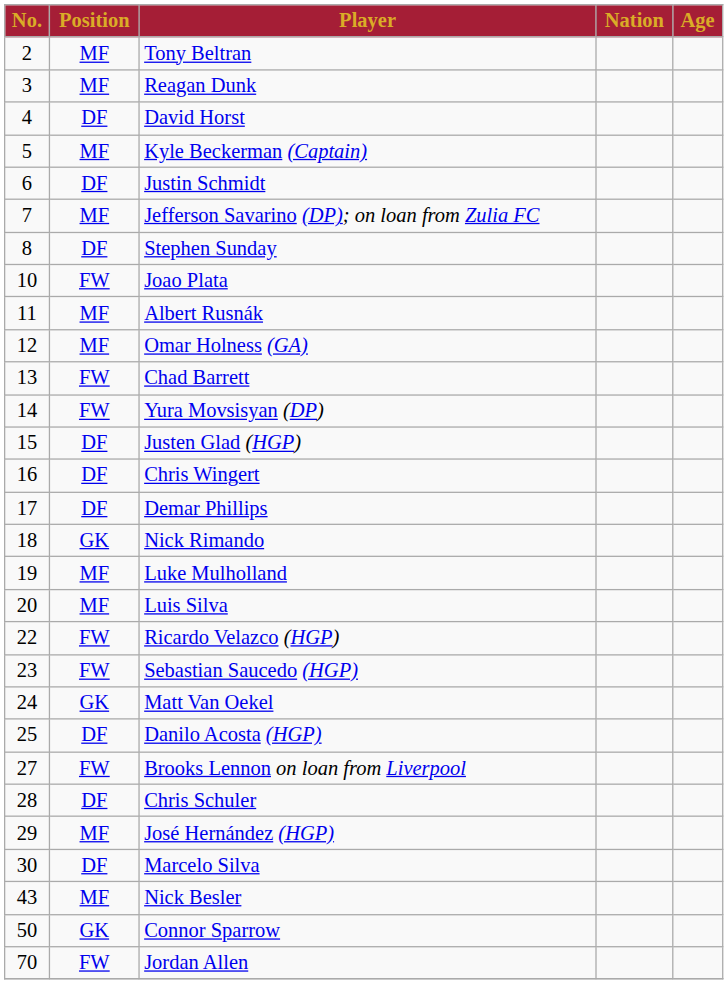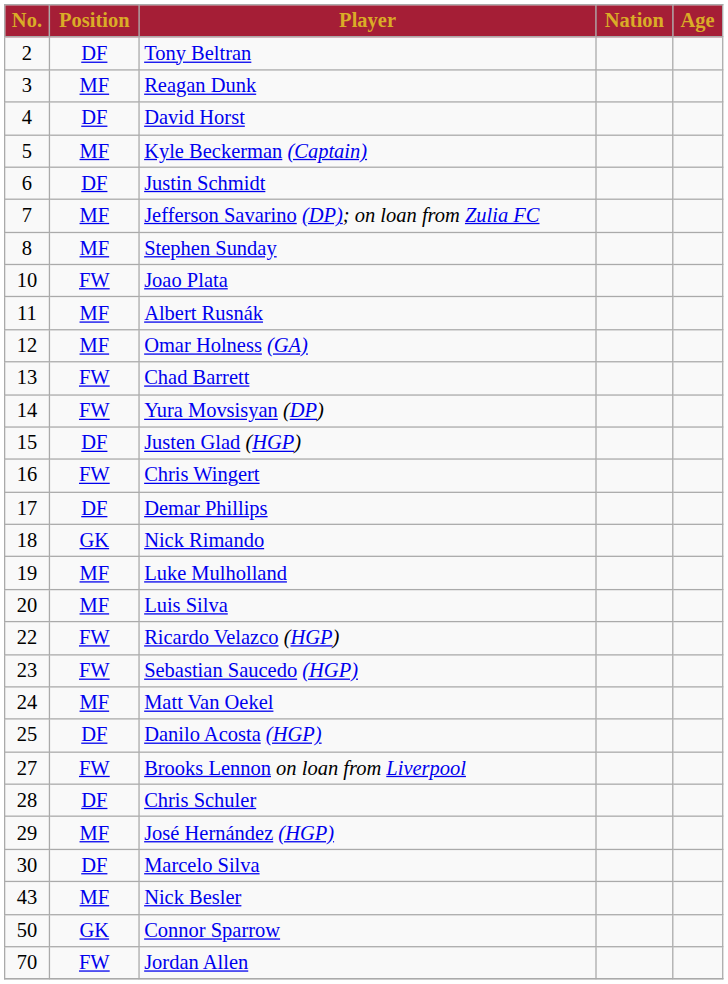(94, 53) MF -> (94, 53) DF
(94, 248) DF -> (94, 248) MF
(94, 475) DF -> (94, 475) FW
(94, 702) GK -> (94, 702) MF
